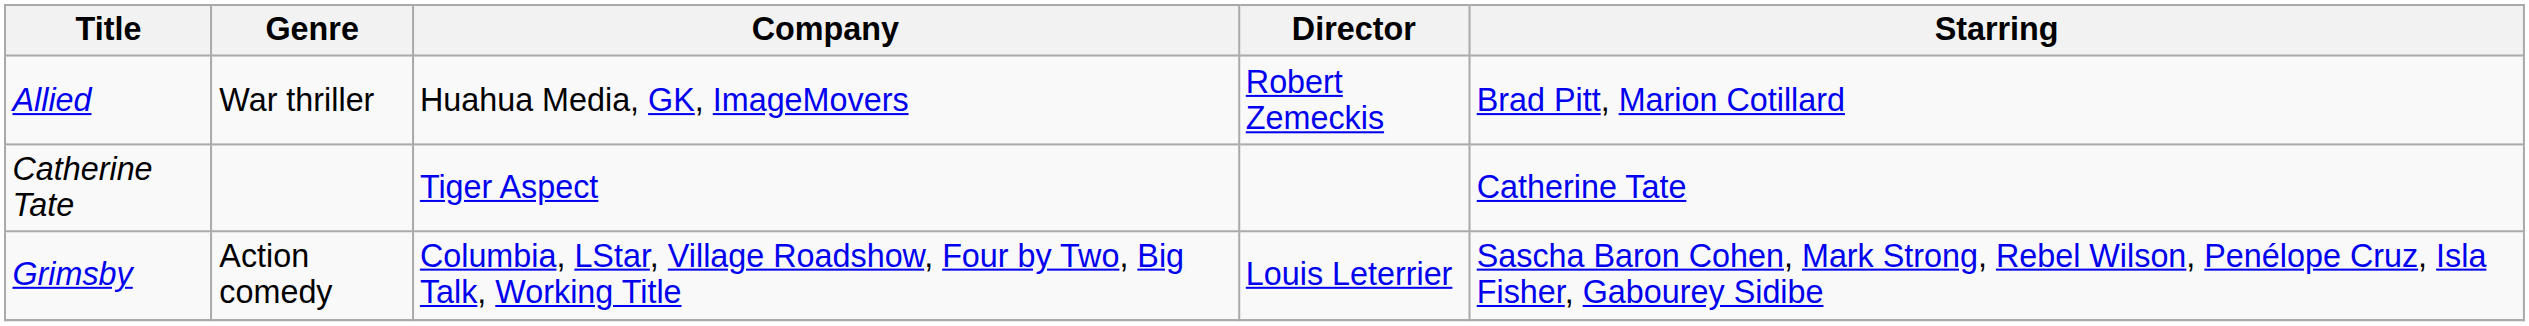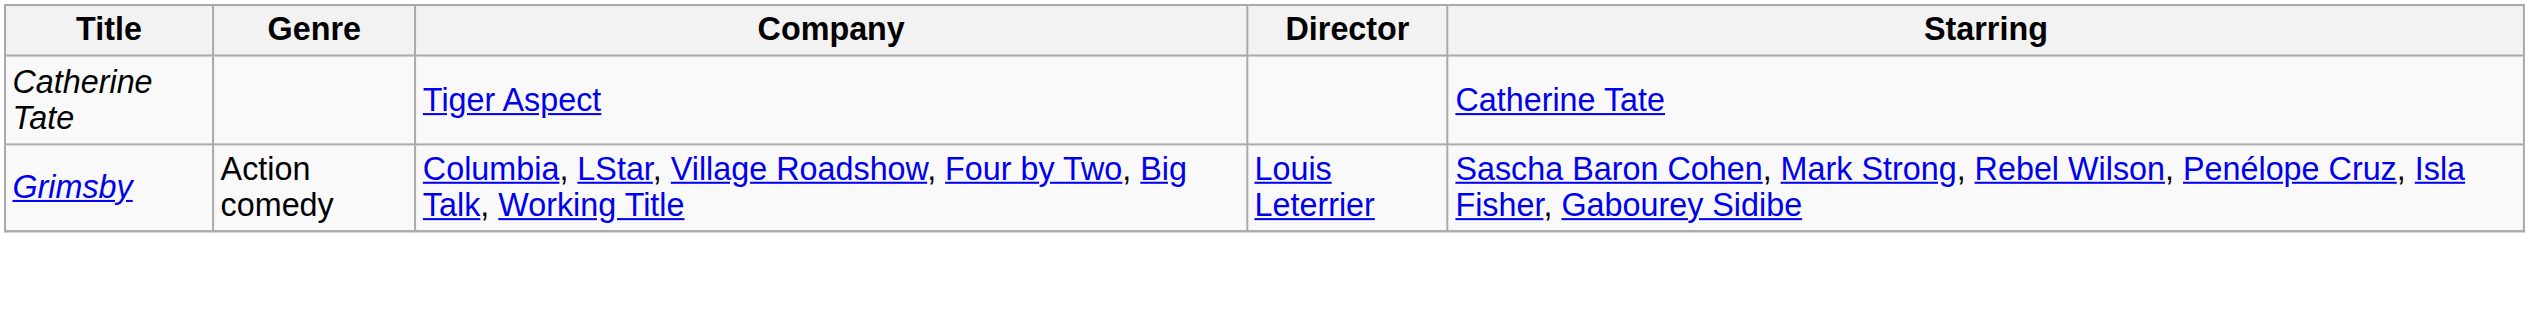- row: (52, 99)
